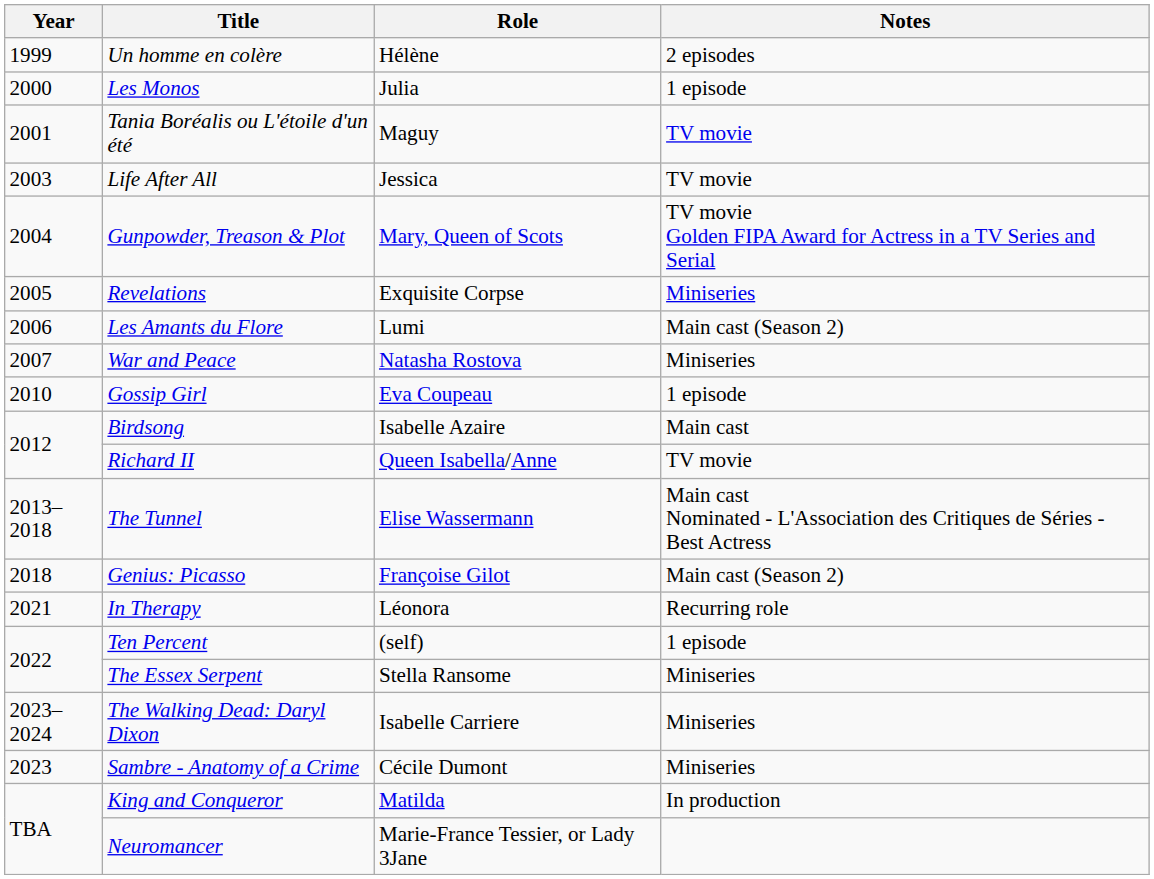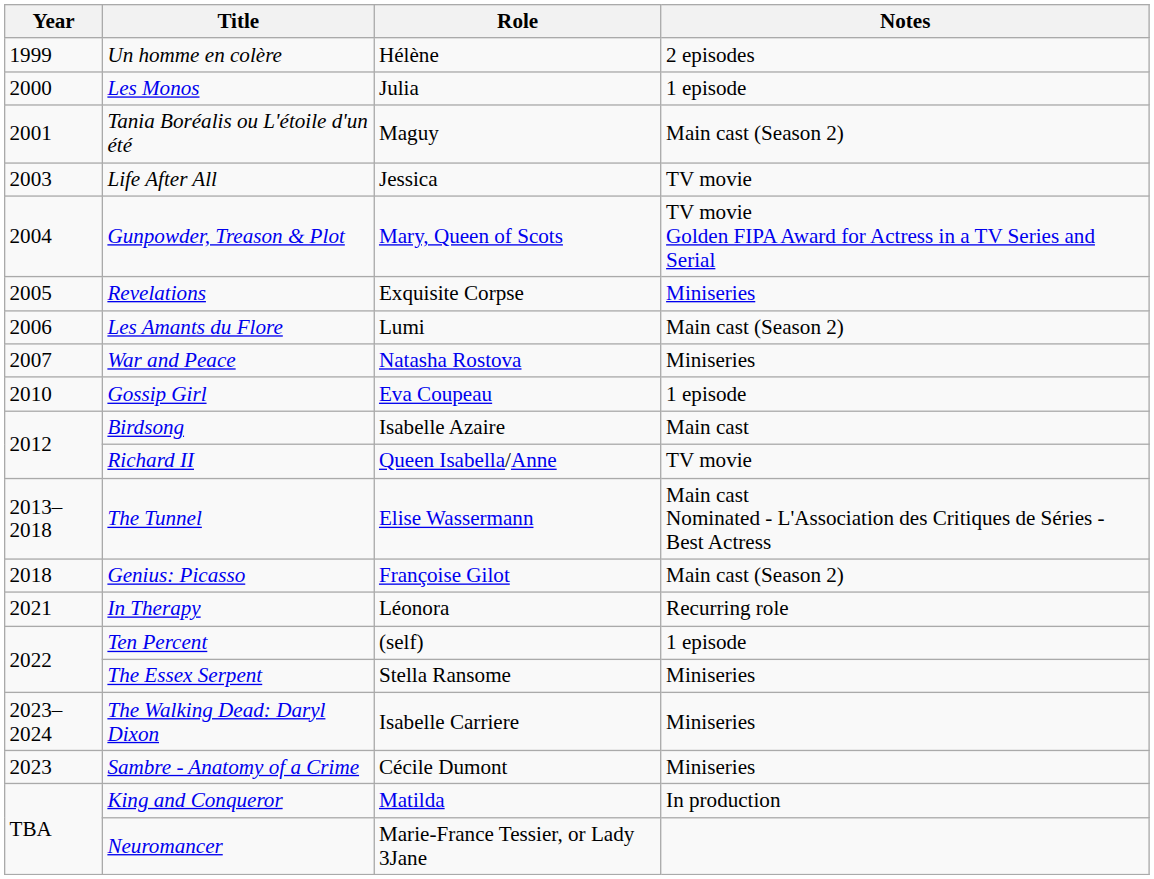(709, 133) TV movie -> (755, 133) Main cast (Season 2)
